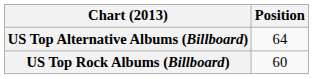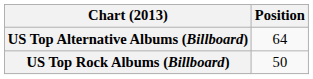(280, 62) 60 -> (280, 62) 50
